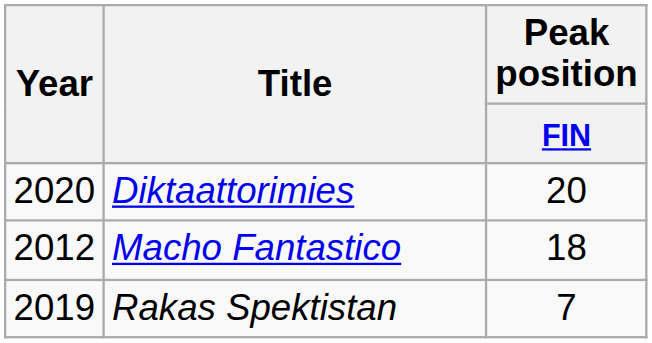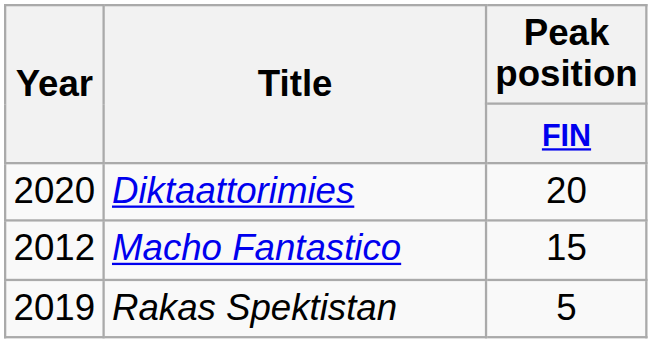(566, 249) 18 -> (566, 249) 15
(567, 307) 7 -> (567, 307) 5
